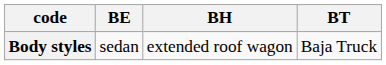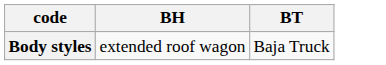- column: (119, 18)
